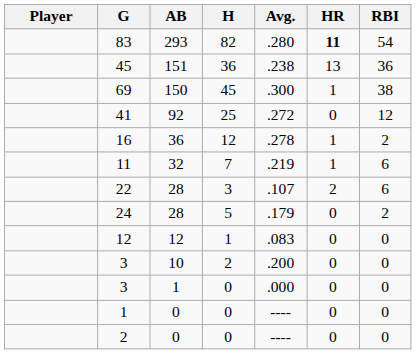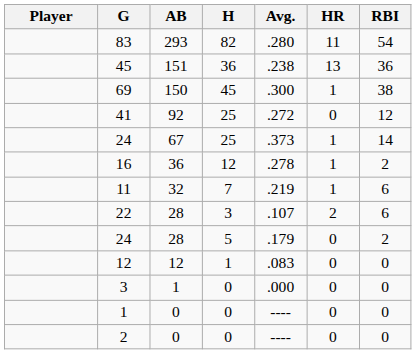(333, 41) bold -> (333, 41) normal
+ row: (124, 139)
- row: (124, 262)
